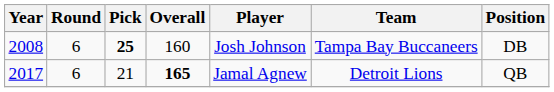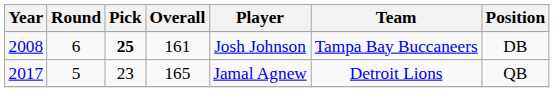(177, 45) 160 -> (177, 45) 161
(76, 73) 6 -> (76, 73) 5
(125, 73) 21 -> (125, 73) 23
(177, 73) bold -> (177, 73) normal
